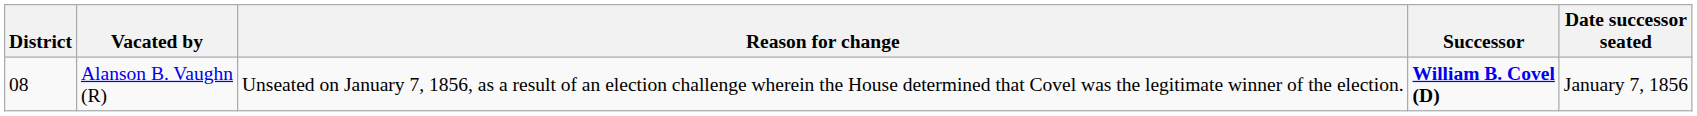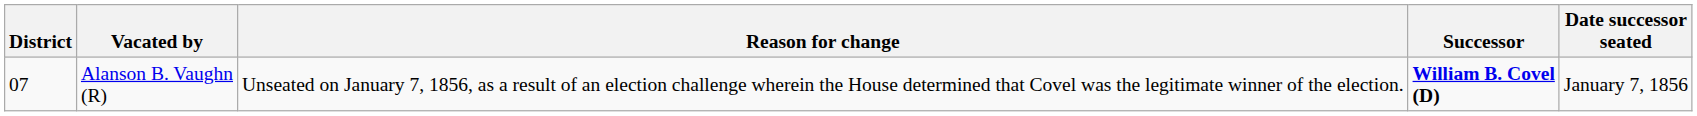(19, 83) 08 -> (19, 83) 07
